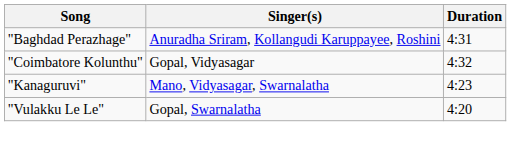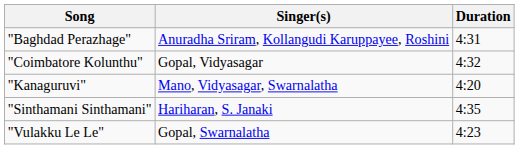(460, 86) 4:23 -> (468, 86) 4:20
+ row: (80, 109)
(460, 109) 4:20 -> (468, 132) 4:23
